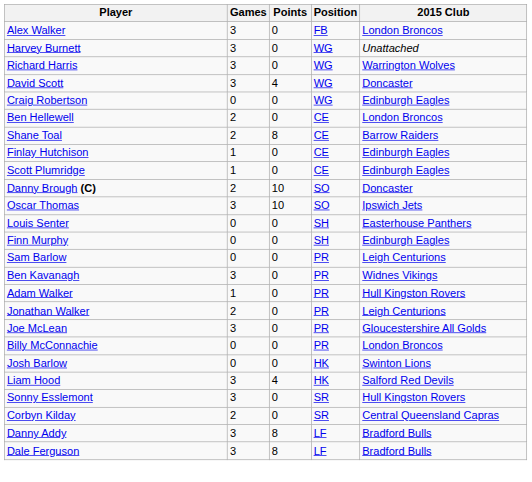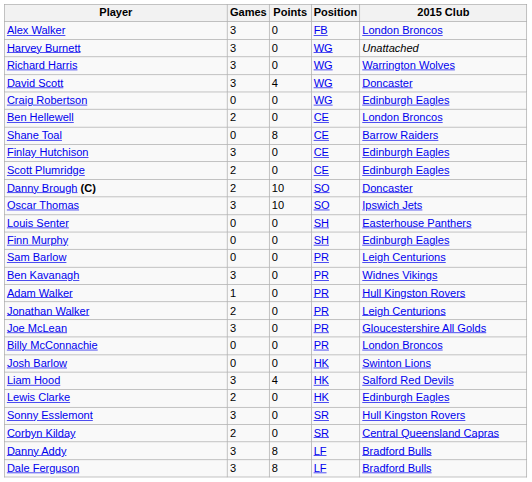(233, 135) 2 -> (233, 135) 0
(233, 153) 1 -> (233, 153) 3
(233, 170) 1 -> (233, 170) 2
+ row: (38, 398)
